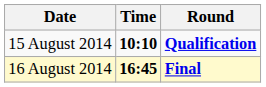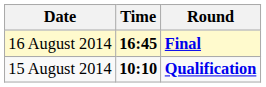rows swapped: (60, 43) <-> (60, 69)
